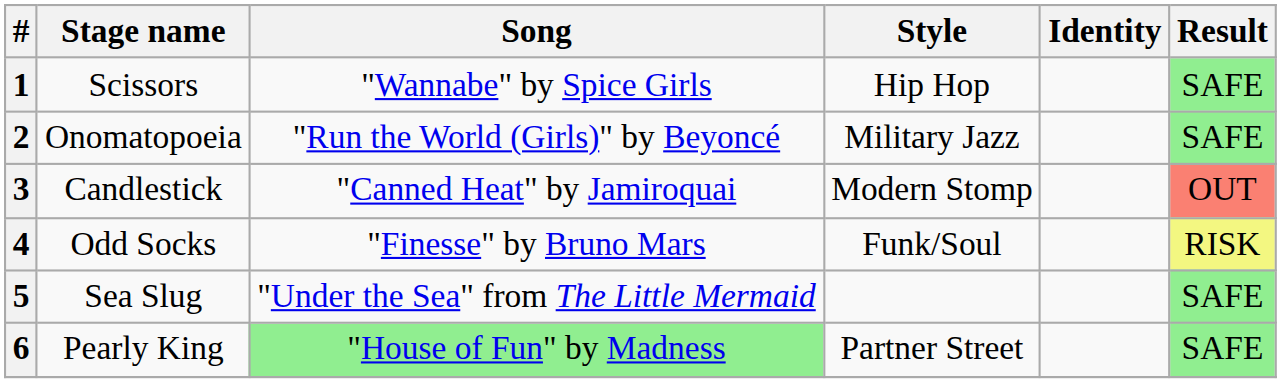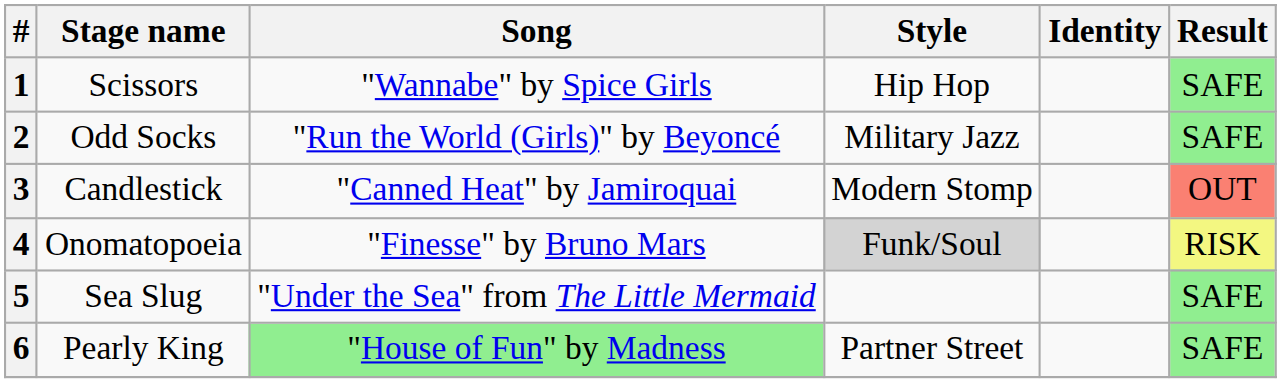(143, 137) Onomatopoeia -> (143, 137) Odd Socks
(143, 243) Odd Socks -> (143, 243) Onomatopoeia
(932, 243) no background -> (932, 243) lightgrey background
